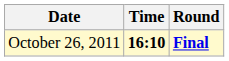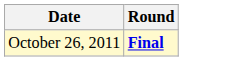- column: (147, 17)
